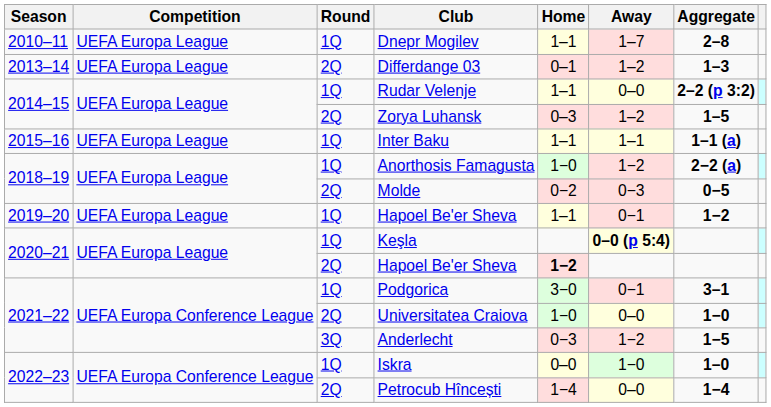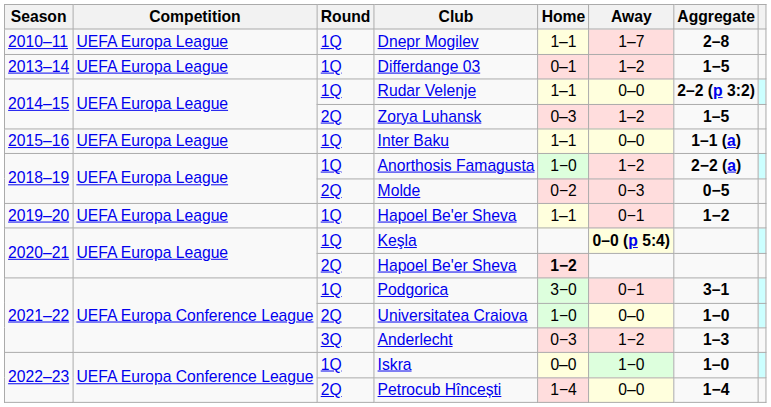(331, 66) 2Q -> (331, 66) 1Q
(716, 66) 1–3 -> (716, 66) 1−5
(631, 141) 1–1 -> (631, 141) 0–0
(716, 340) 1−5 -> (716, 340) 1–3
